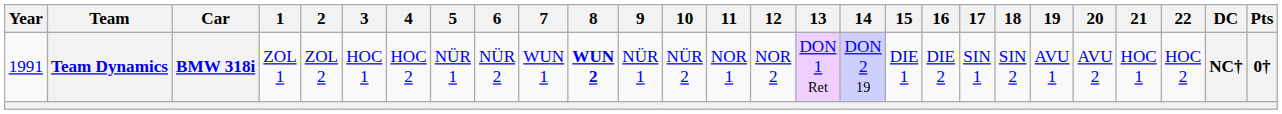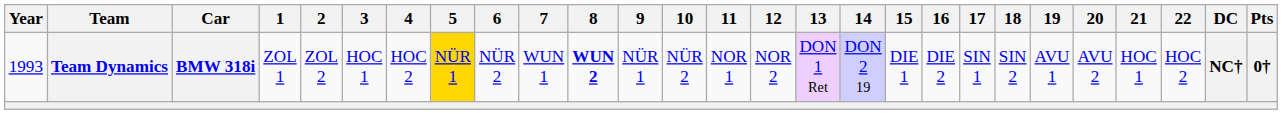(26, 66) 1991 -> (26, 66) 1993
(453, 66) no background -> (453, 66) gold background
